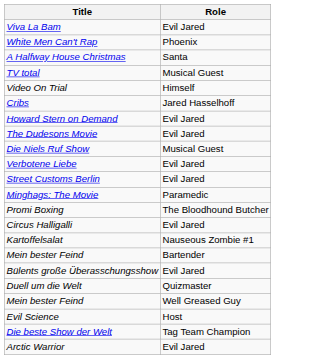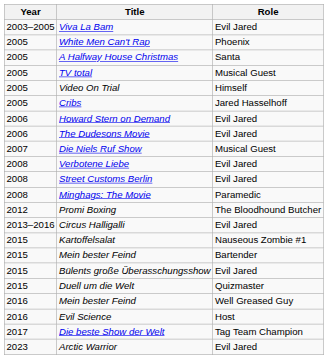+ column: (31, 12)
